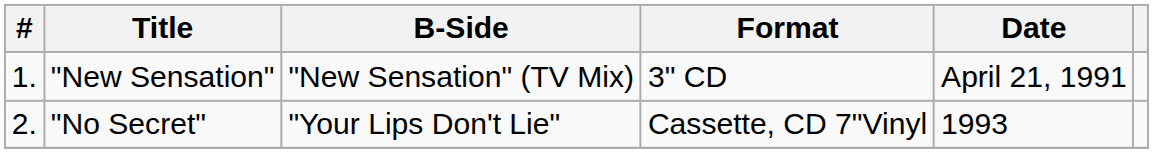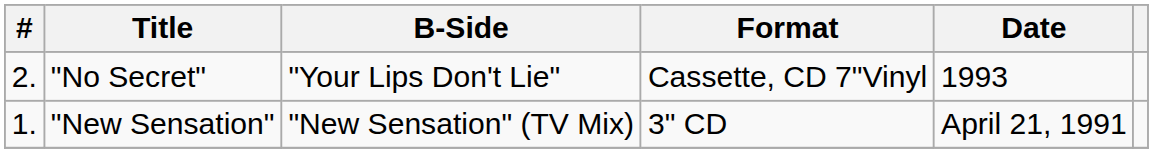rows swapped: (163, 76) <-> (128, 123)
